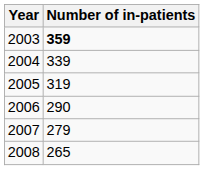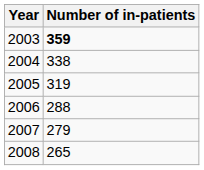(58, 61) 339 -> (58, 61) 338
(58, 107) 290 -> (58, 107) 288
